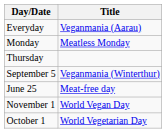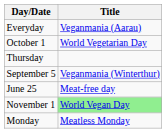rows swapped: (23, 43) <-> (26, 120)
(95, 105) no background -> (95, 105) lightgreen background
